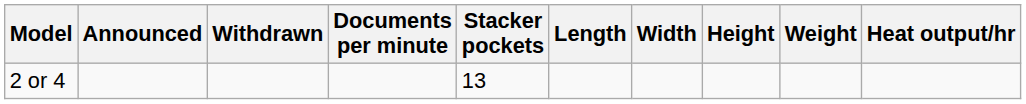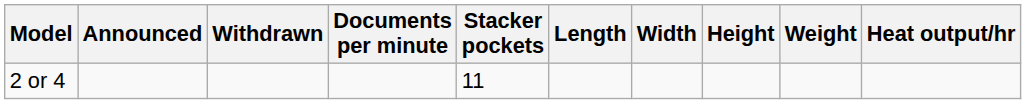(474, 80) 13 -> (473, 80) 11
